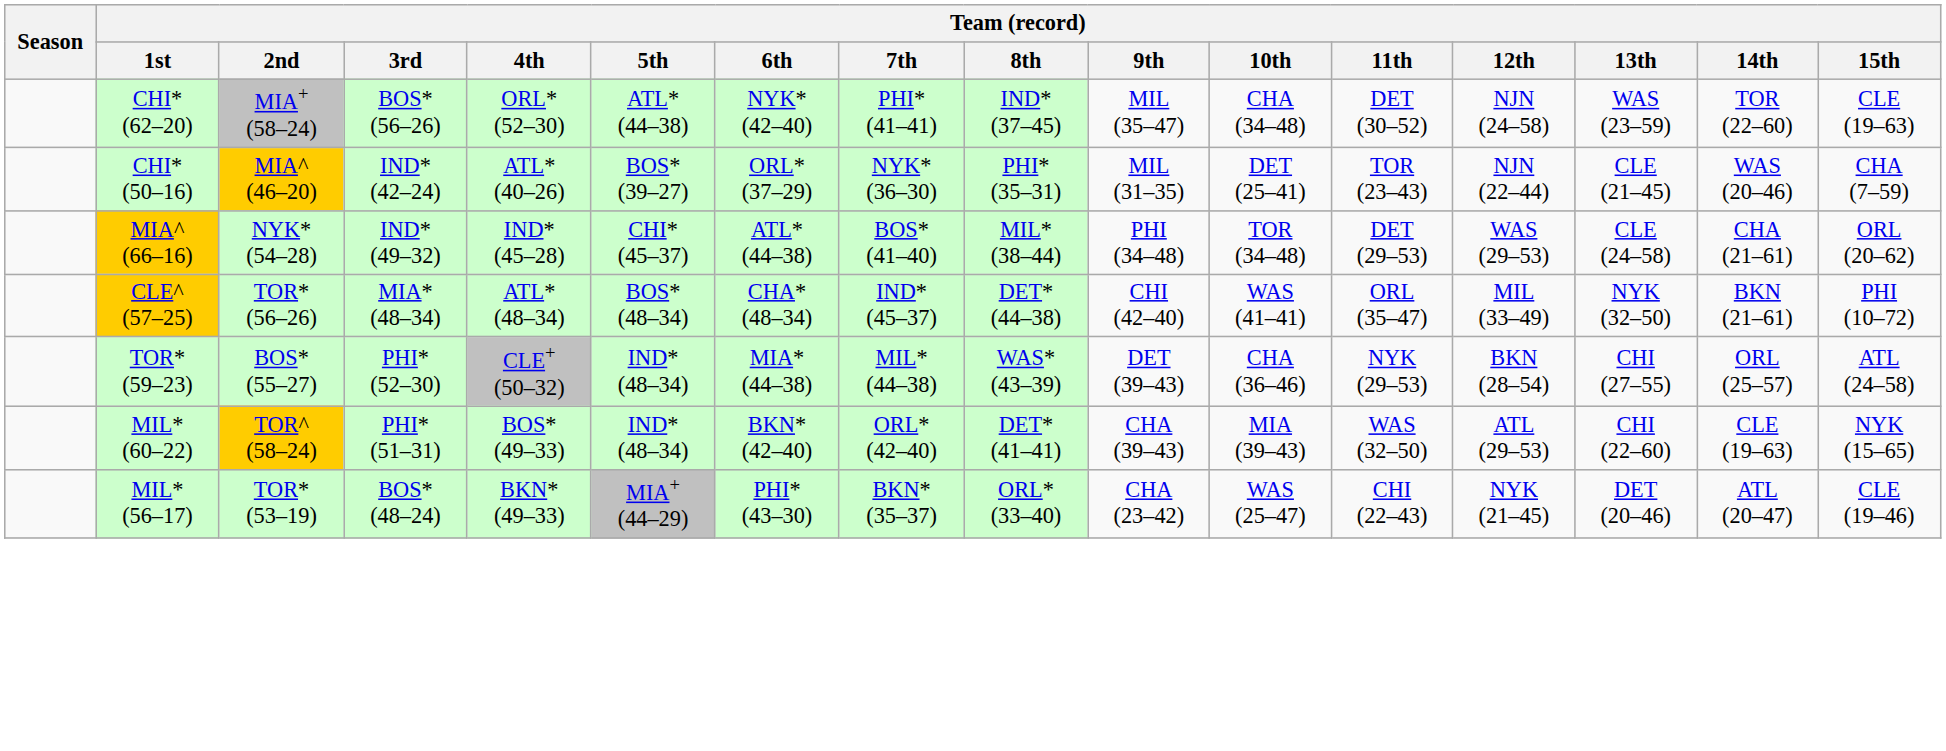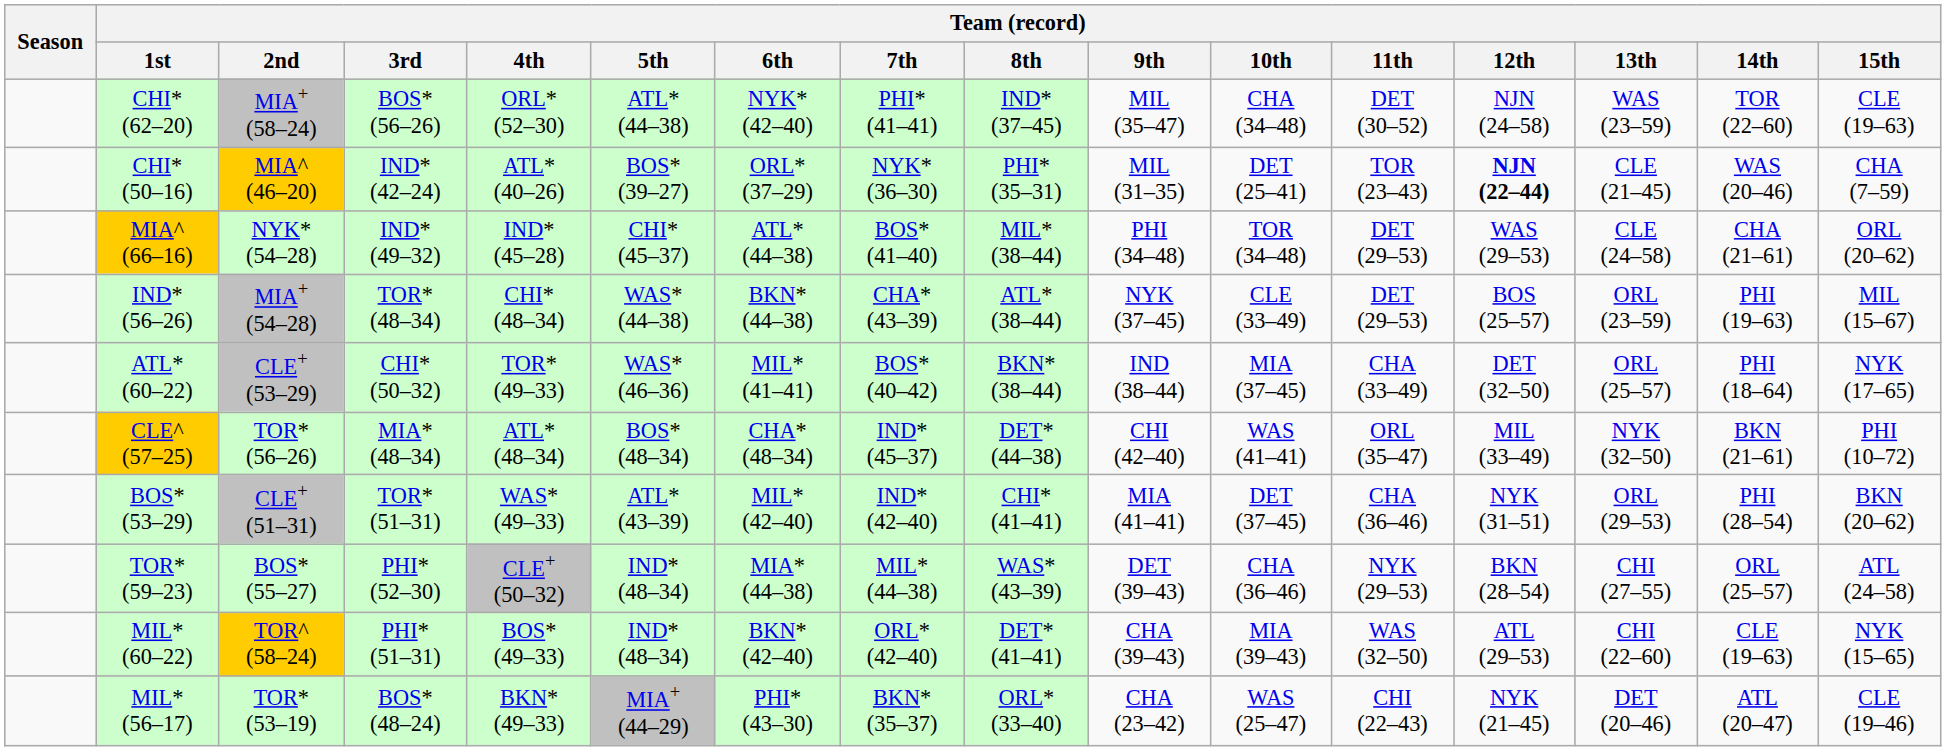(1514, 179) normal -> (1514, 179) bold
+ row: (157, 308)
+ row: (157, 377)
+ row: (157, 509)
